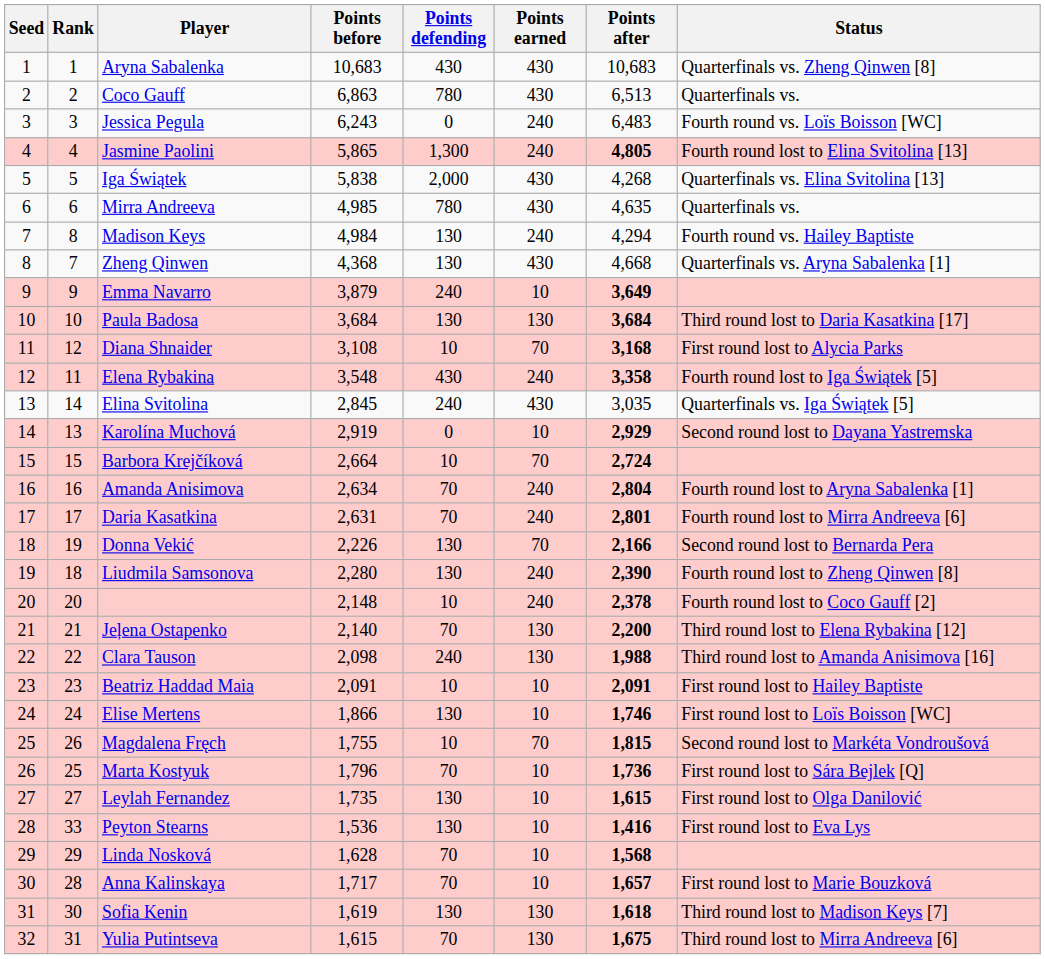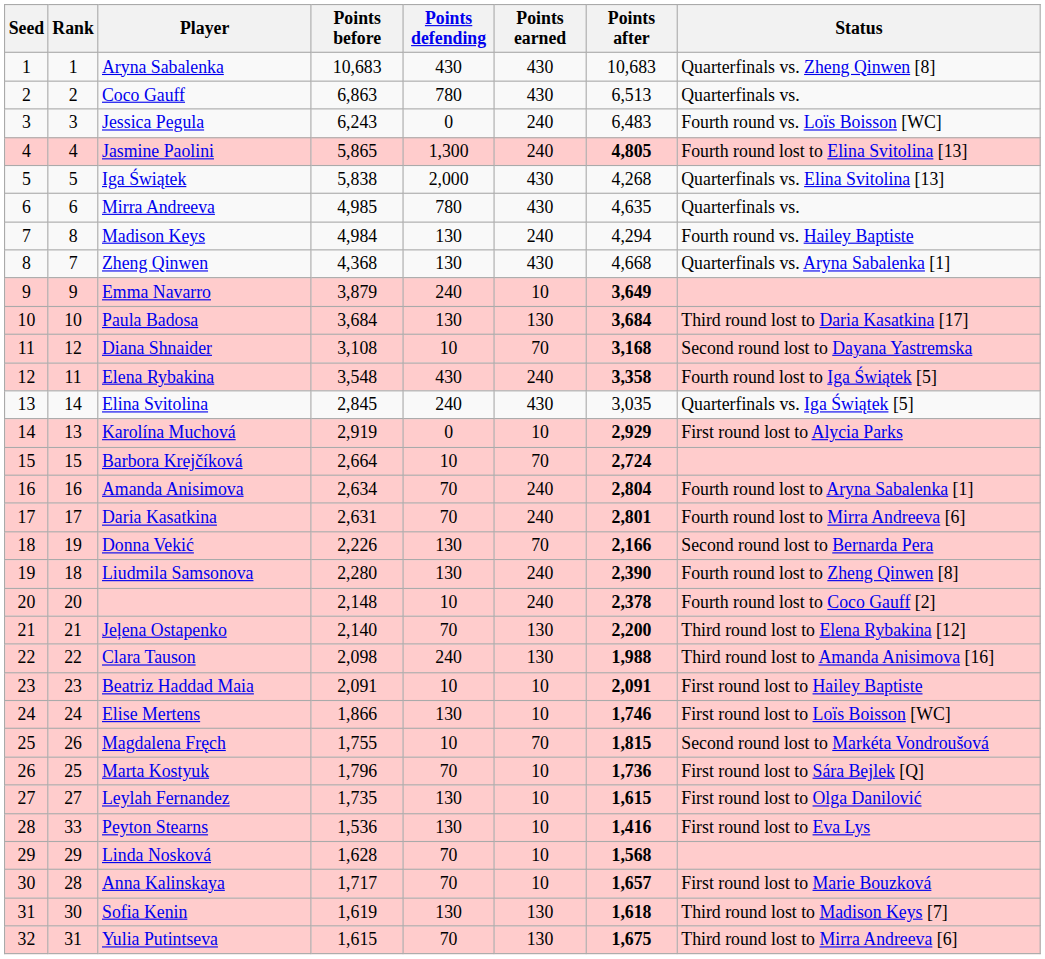(792, 348) First round lost to Alycia Parks -> (827, 348) Second round lost to Dayana Yastremska
(827, 432) Second round lost to Dayana Yastremska -> (792, 432) First round lost to Alycia Parks
